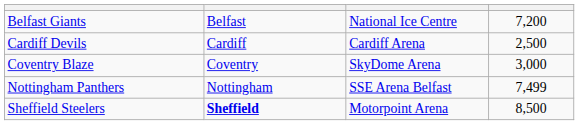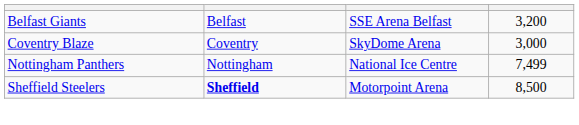(403, 21) National Ice Centre -> (400, 21) SSE Arena Belfast
(531, 21) 7,200 -> (531, 21) 3,200
- row: (47, 43)
(400, 87) SSE Arena Belfast -> (403, 65) National Ice Centre
